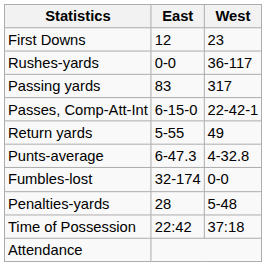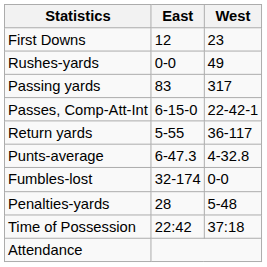(230, 63) 36-117 -> (216, 63) 49
(216, 133) 49 -> (230, 133) 36-117
